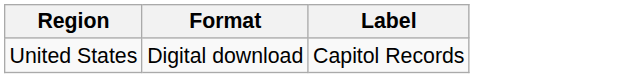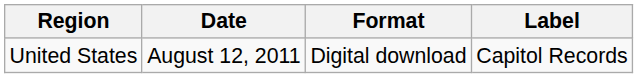+ column: (224, 21)
